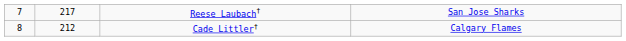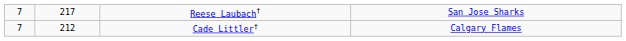(20, 28) 8 -> (20, 28) 7
